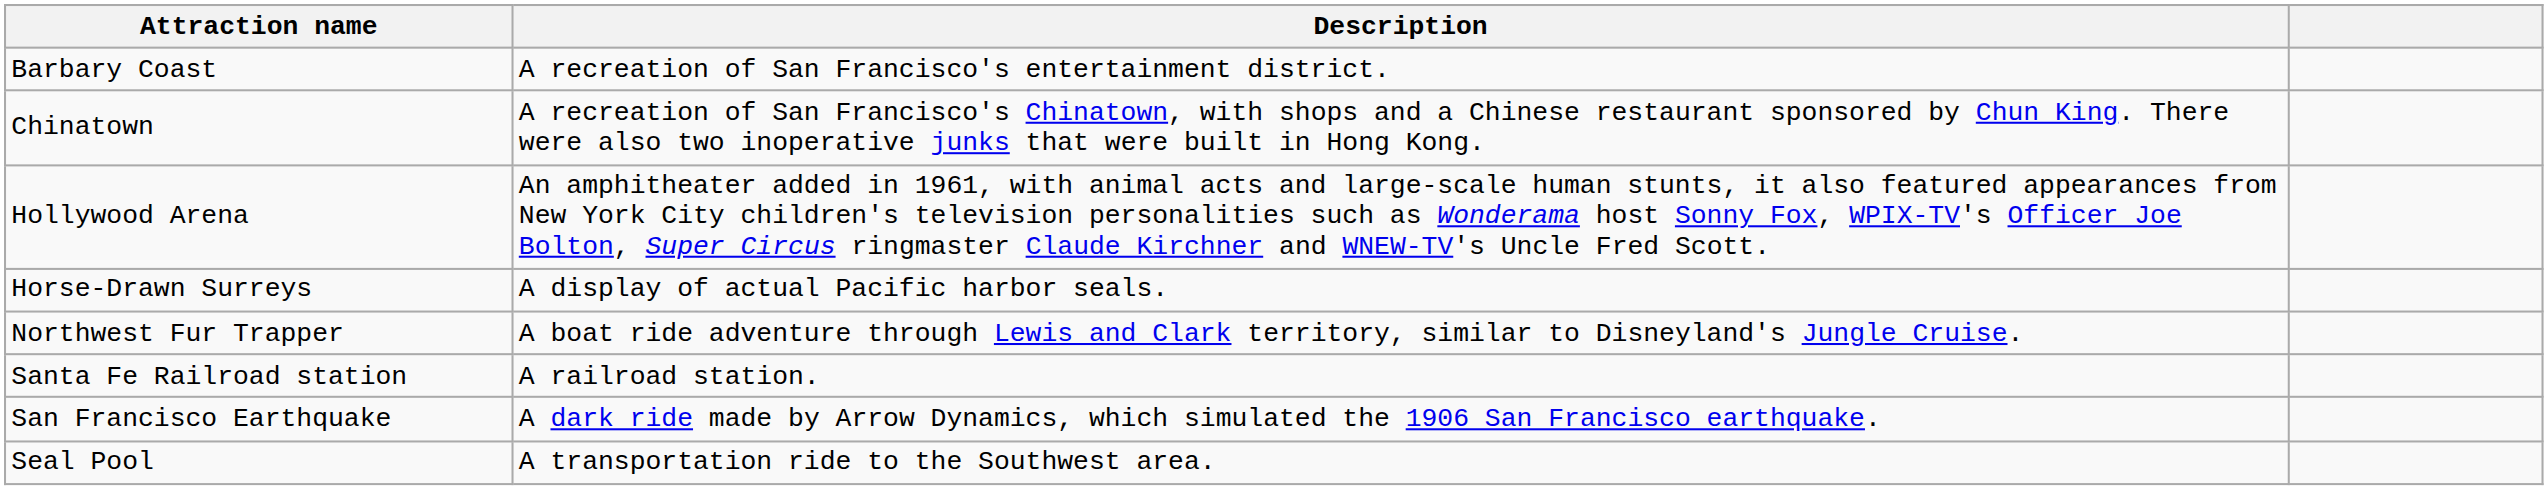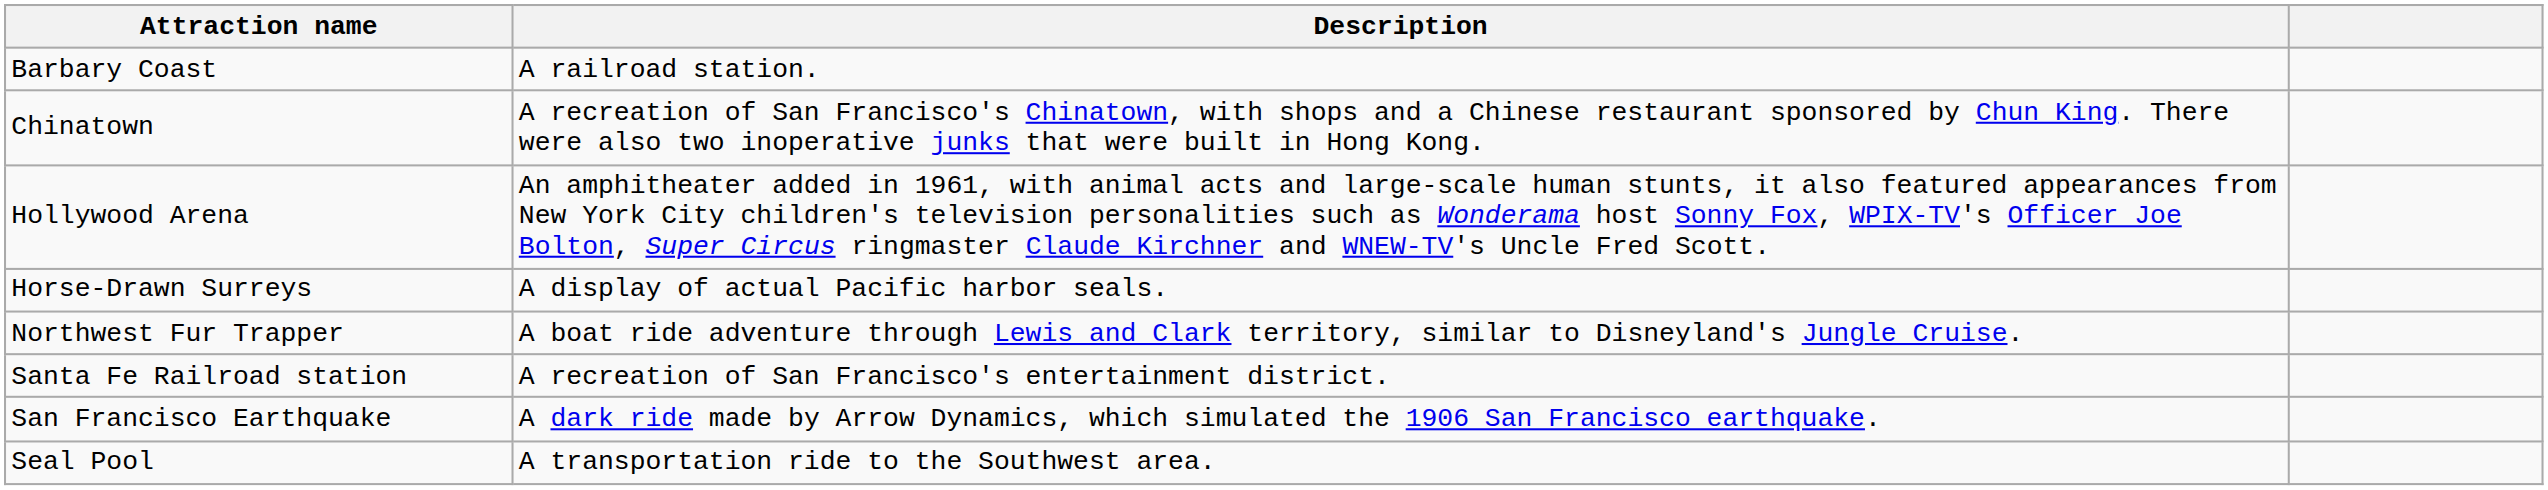(954, 70) A recreation of San Francisco's entertainment district. -> (669, 70) A railroad station.
(669, 376) A railroad station. -> (954, 376) A recreation of San Francisco's entertainment district.
